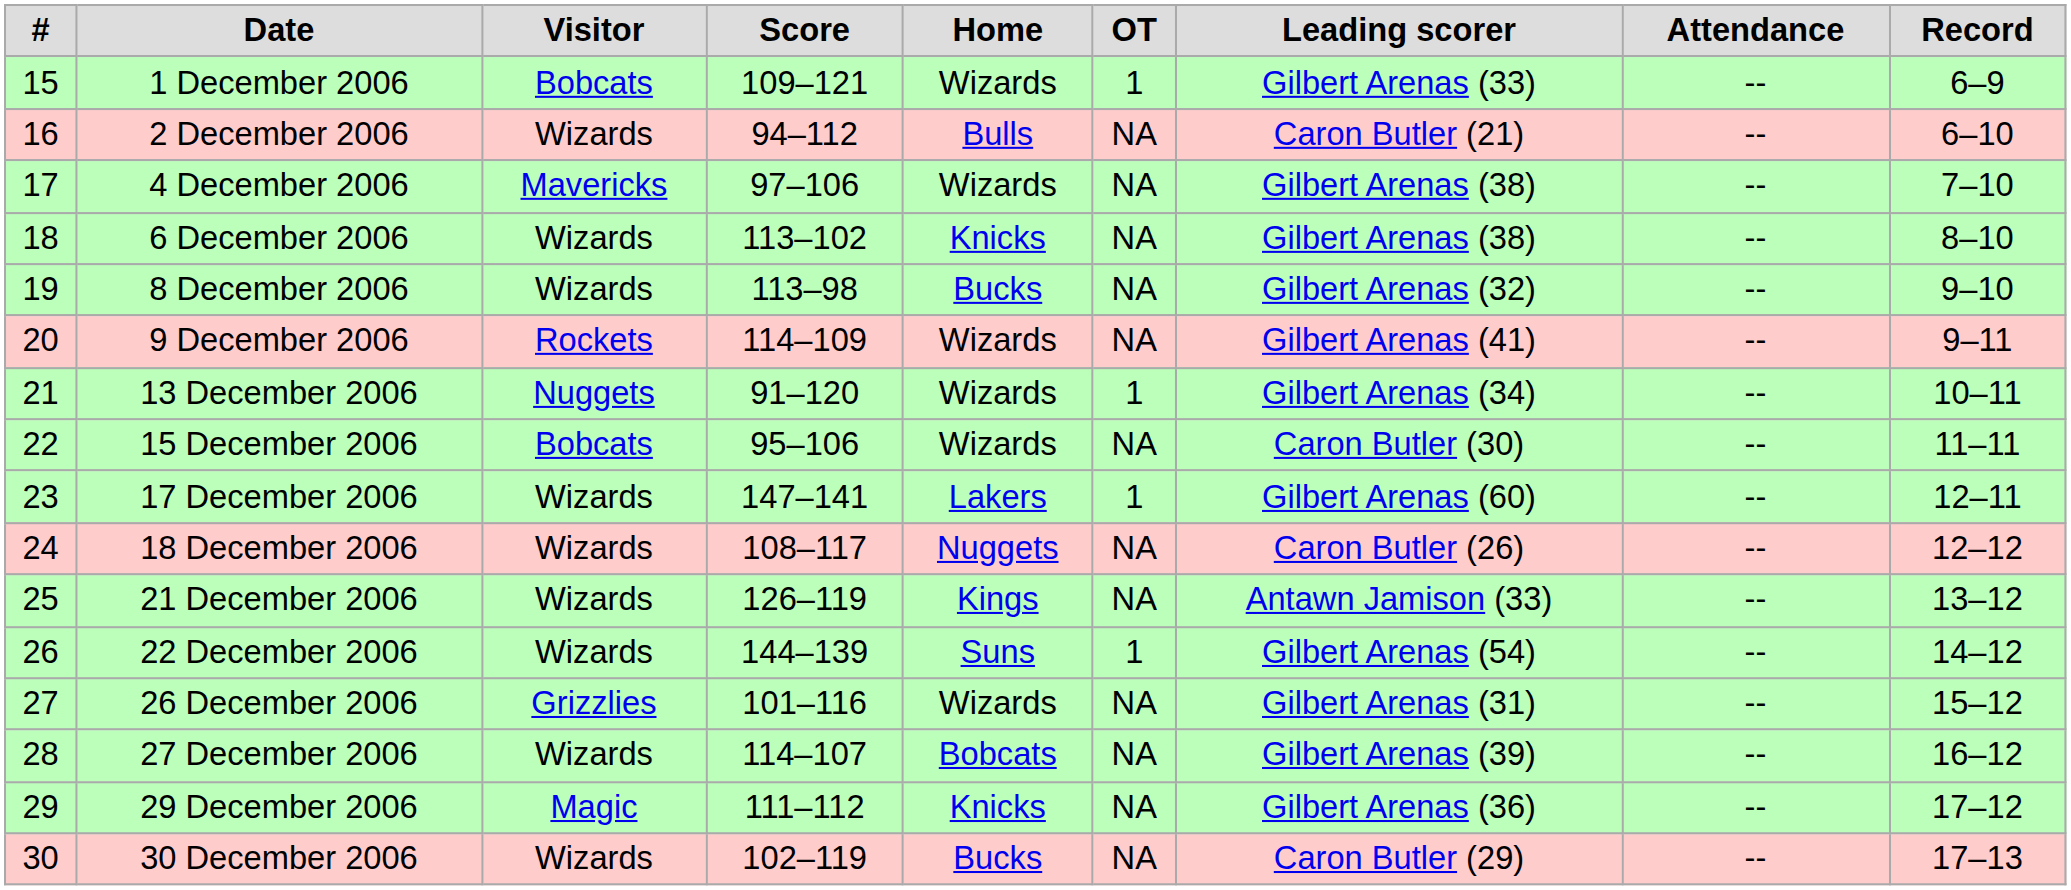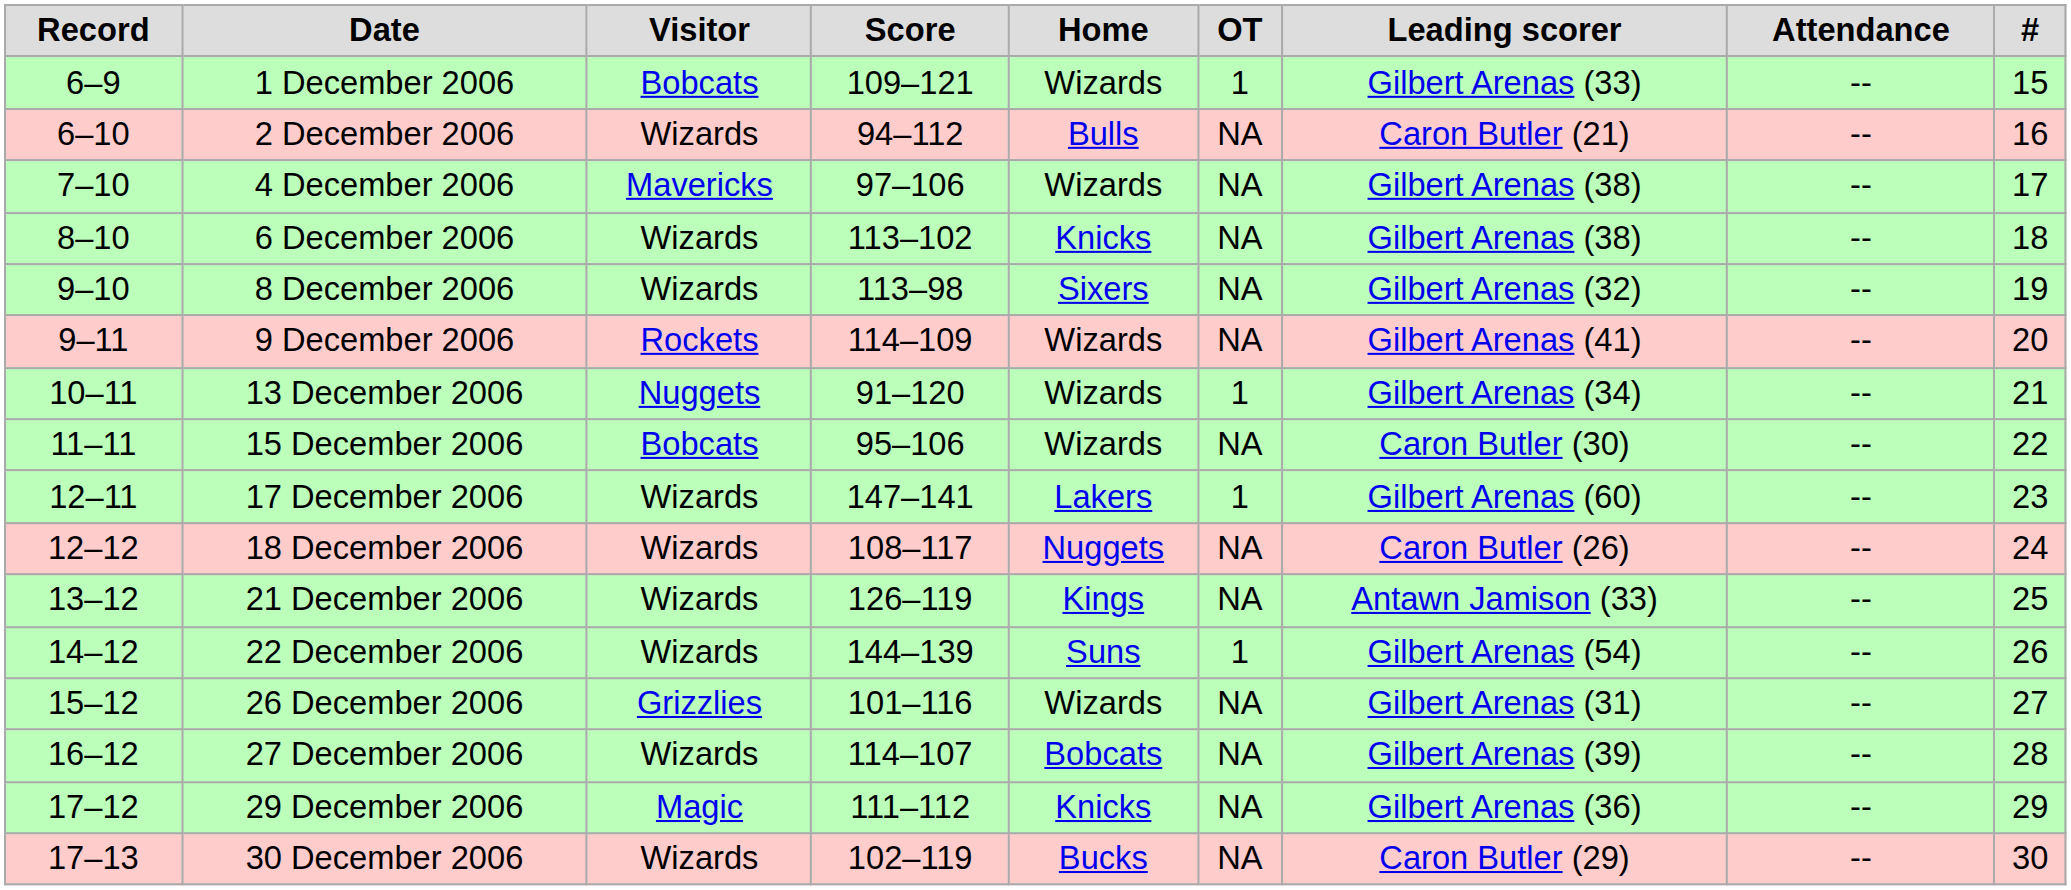columns swapped: (41, 30) <-> (1977, 30)
(998, 289) Bucks -> (1103, 289) Sixers
